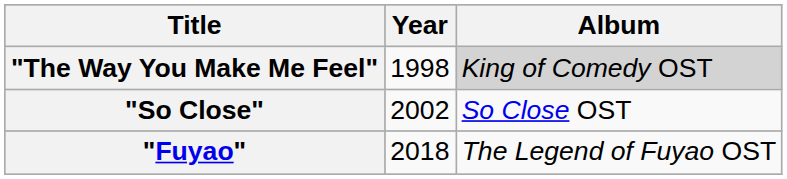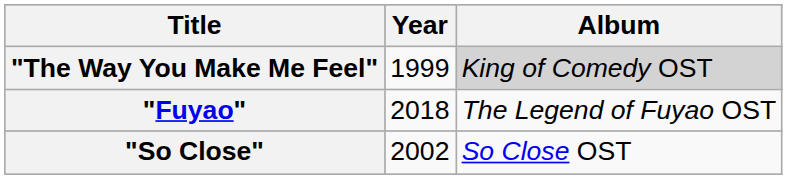(420, 67) 1998 -> (420, 67) 1999
rows swapped: (194, 109) <-> (195, 151)
